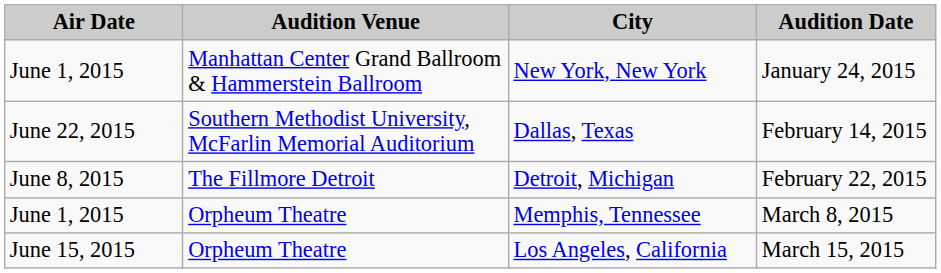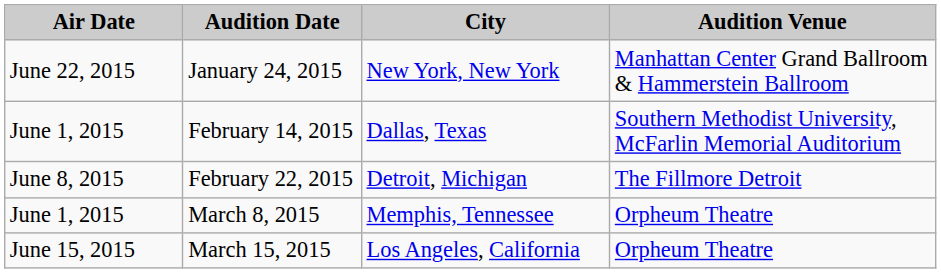columns swapped: (346, 22) <-> (846, 22)
(67, 70) June 1, 2015 -> (72, 70) June 22, 2015
(72, 131) June 22, 2015 -> (67, 131) June 1, 2015
